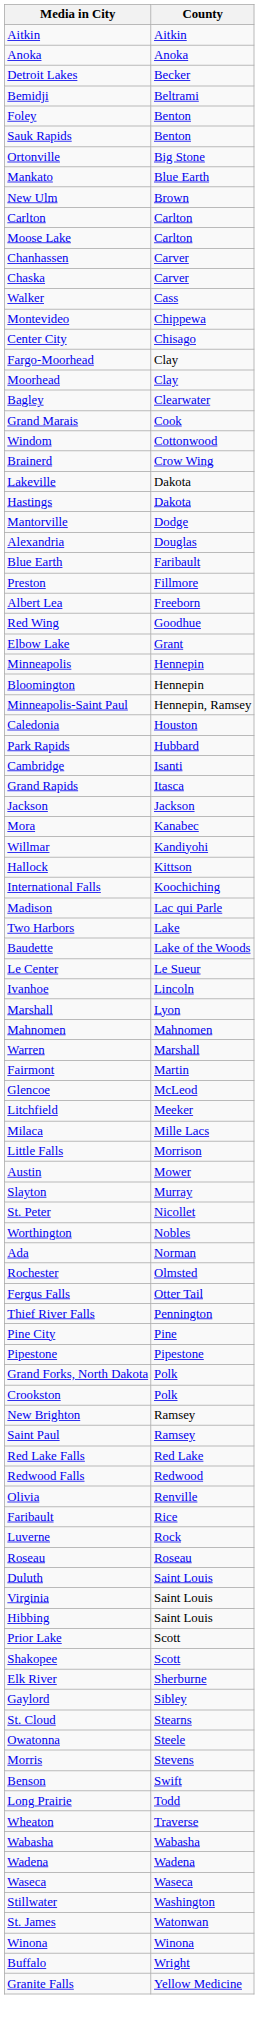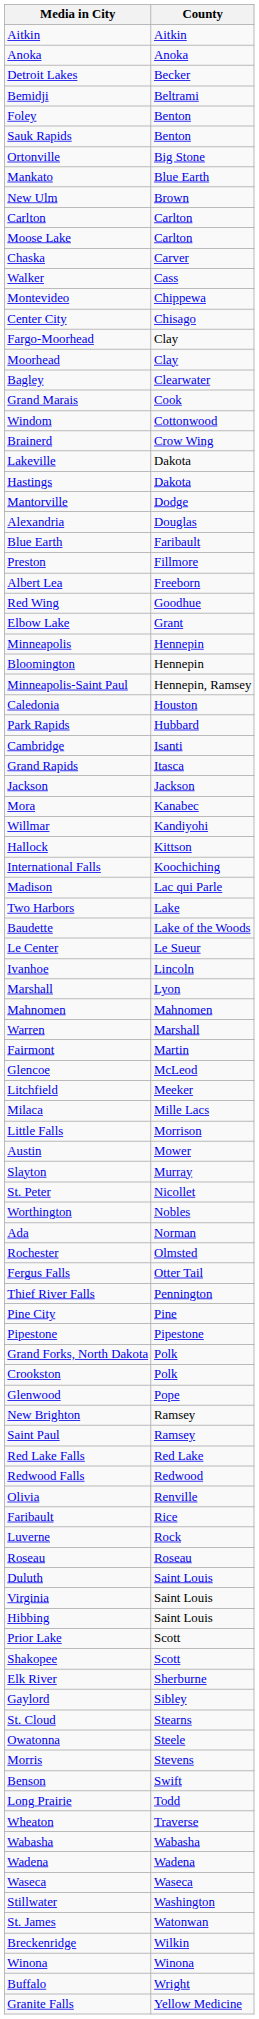- row: (38, 258)
+ row: (34, 1395)
+ row: (42, 1943)
